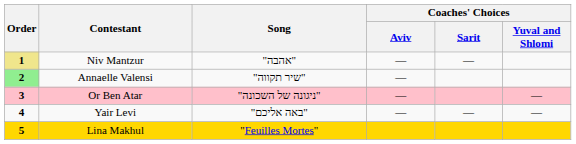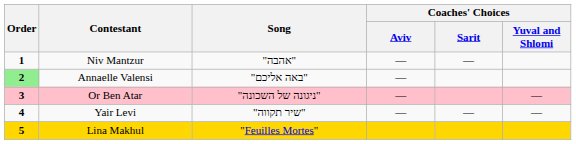(22, 60) khaki background -> (22, 60) no background
(279, 78) "שיר תקווה" -> (279, 78) "באה אליכם"
(279, 113) "באה אליכם" -> (279, 113) "שיר תקווה"
